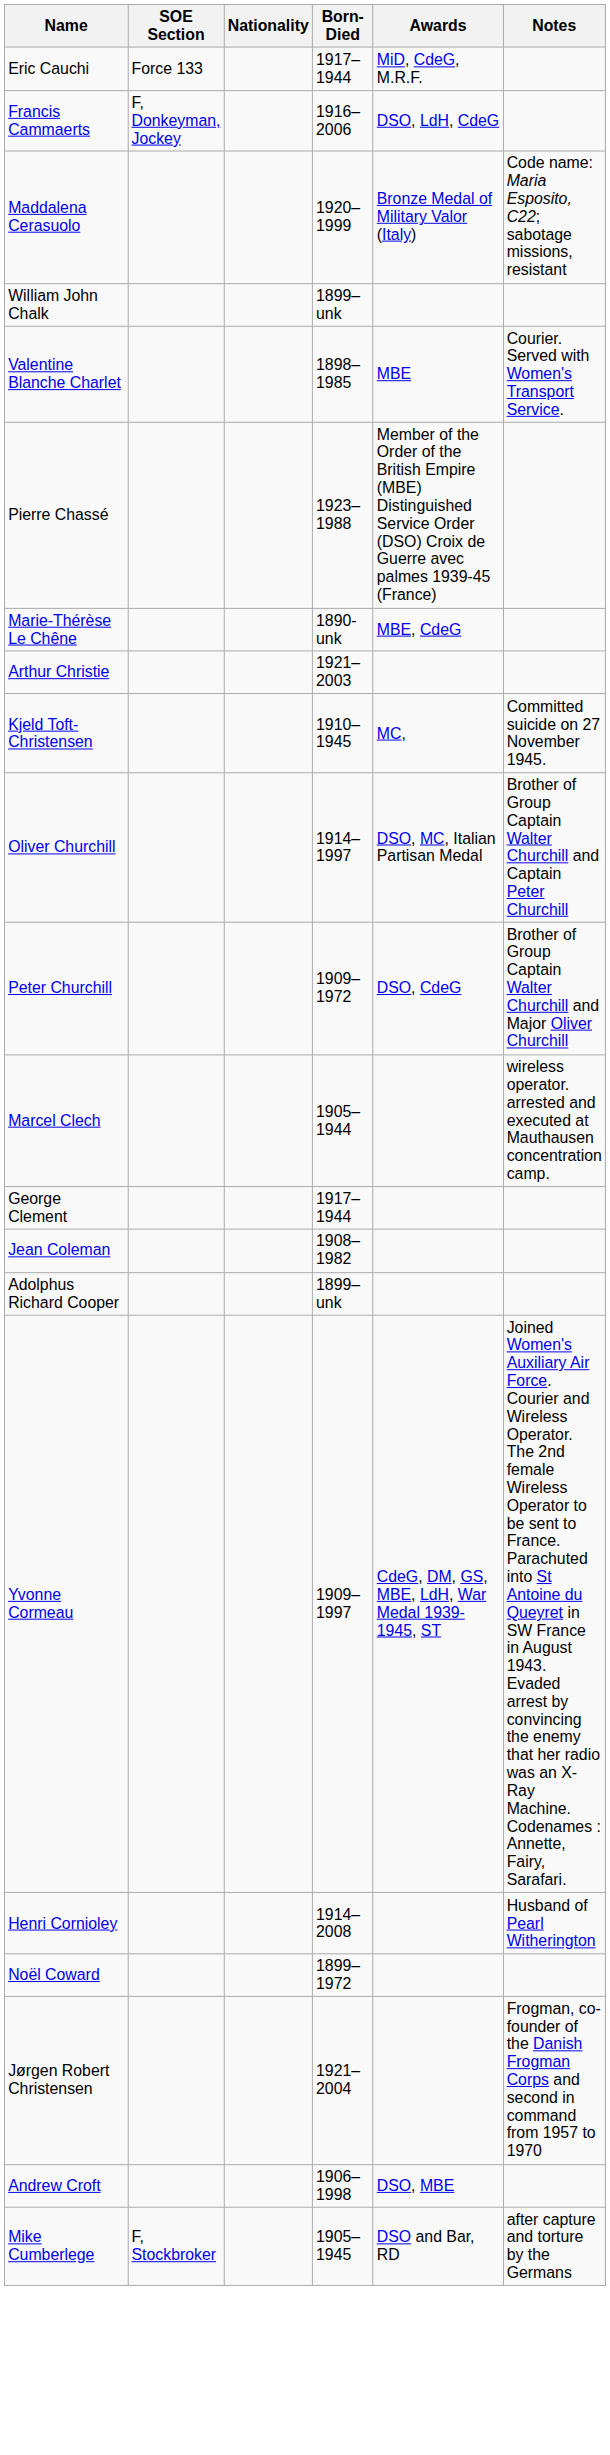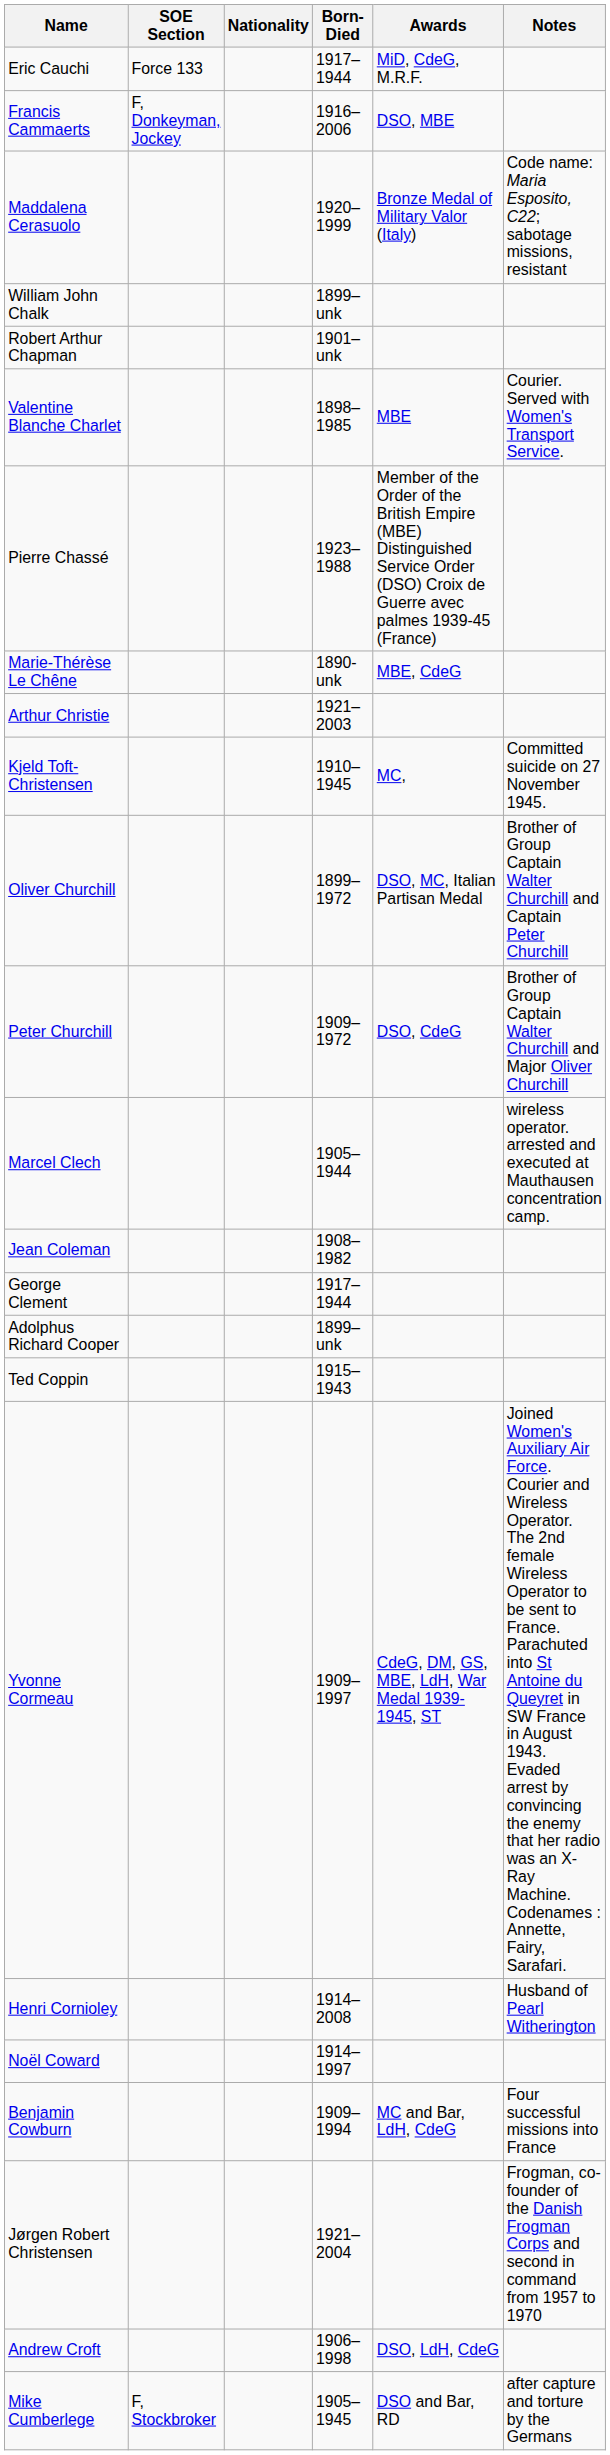(438, 120) DSO, LdH, CdeG -> (416, 120) DSO, MBE
+ row: (55, 347)
(338, 847) 1914–1997 -> (338, 890) 1899–1972
rows swapped: (38, 1207) <-> (59, 1250)
+ row: (48, 1379)
(338, 1975) 1899–1972 -> (338, 2060) 1914–1997
+ row: (41, 2121)
(416, 2185) DSO, MBE -> (438, 2350) DSO, LdH, CdeG
